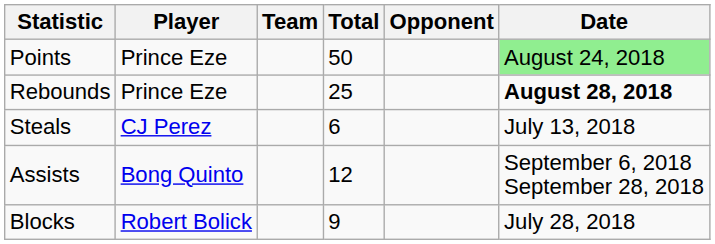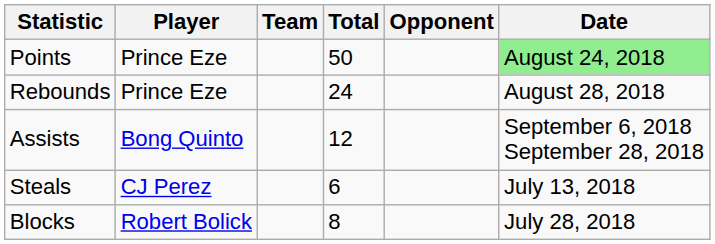(341, 92) 25 -> (341, 92) 24
(588, 92) bold -> (584, 92) normal
rows swapped: (45, 174) <-> (40, 127)
(334, 221) 9 -> (334, 221) 8
